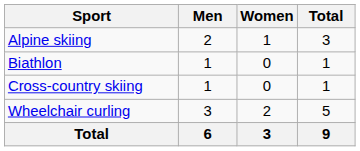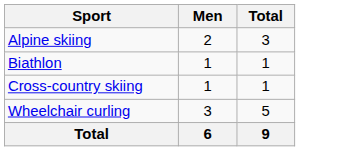- column: (267, 16)
